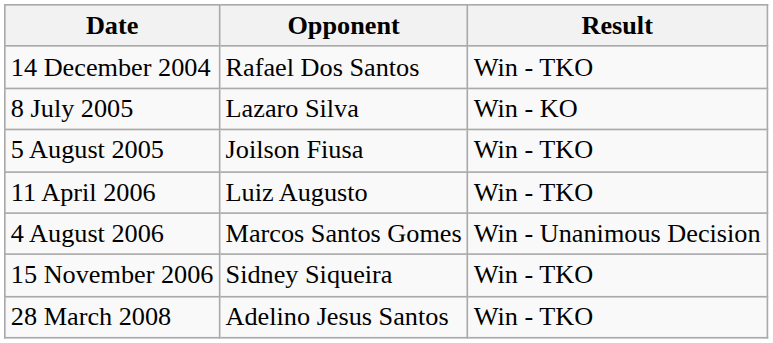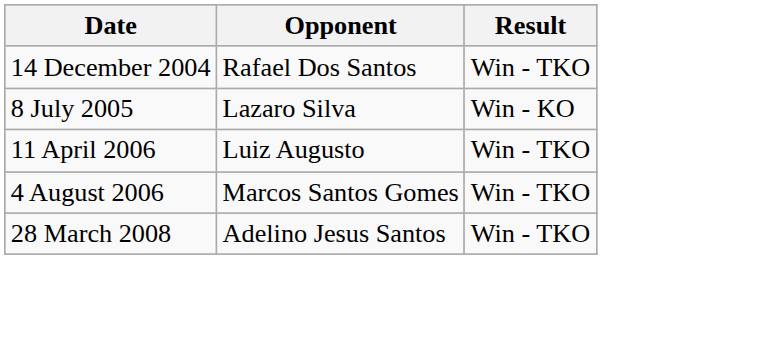- row: (87, 150)
(617, 233) Win - Unanimous Decision -> (531, 191) Win - TKO
- row: (112, 274)
